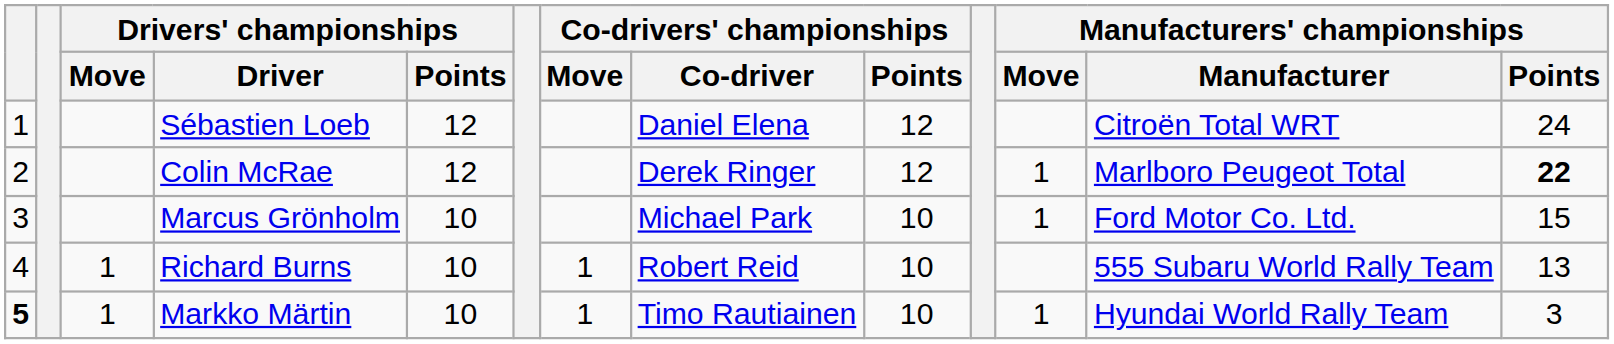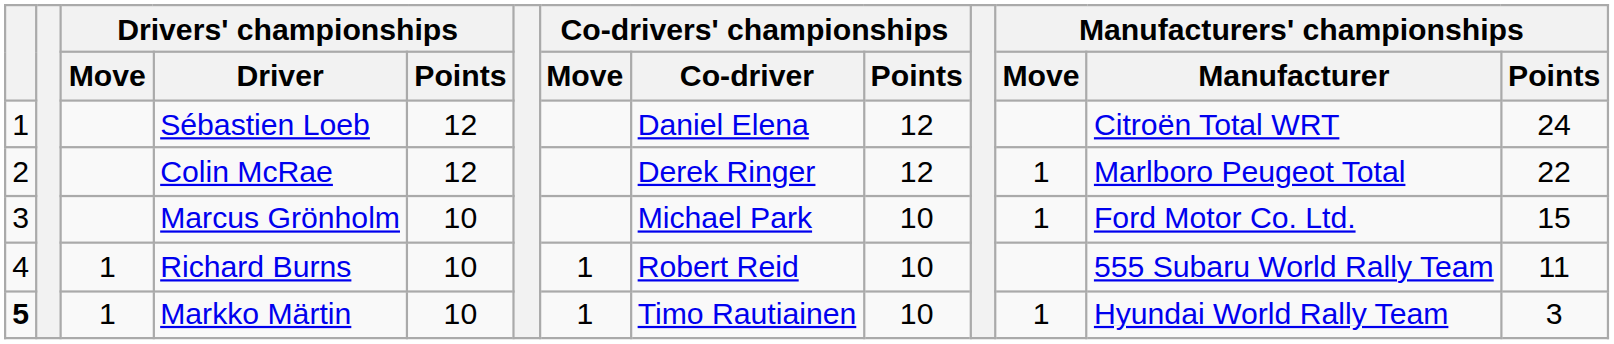(1554, 171) bold -> (1554, 171) normal
(1554, 266) 13 -> (1554, 266) 11
